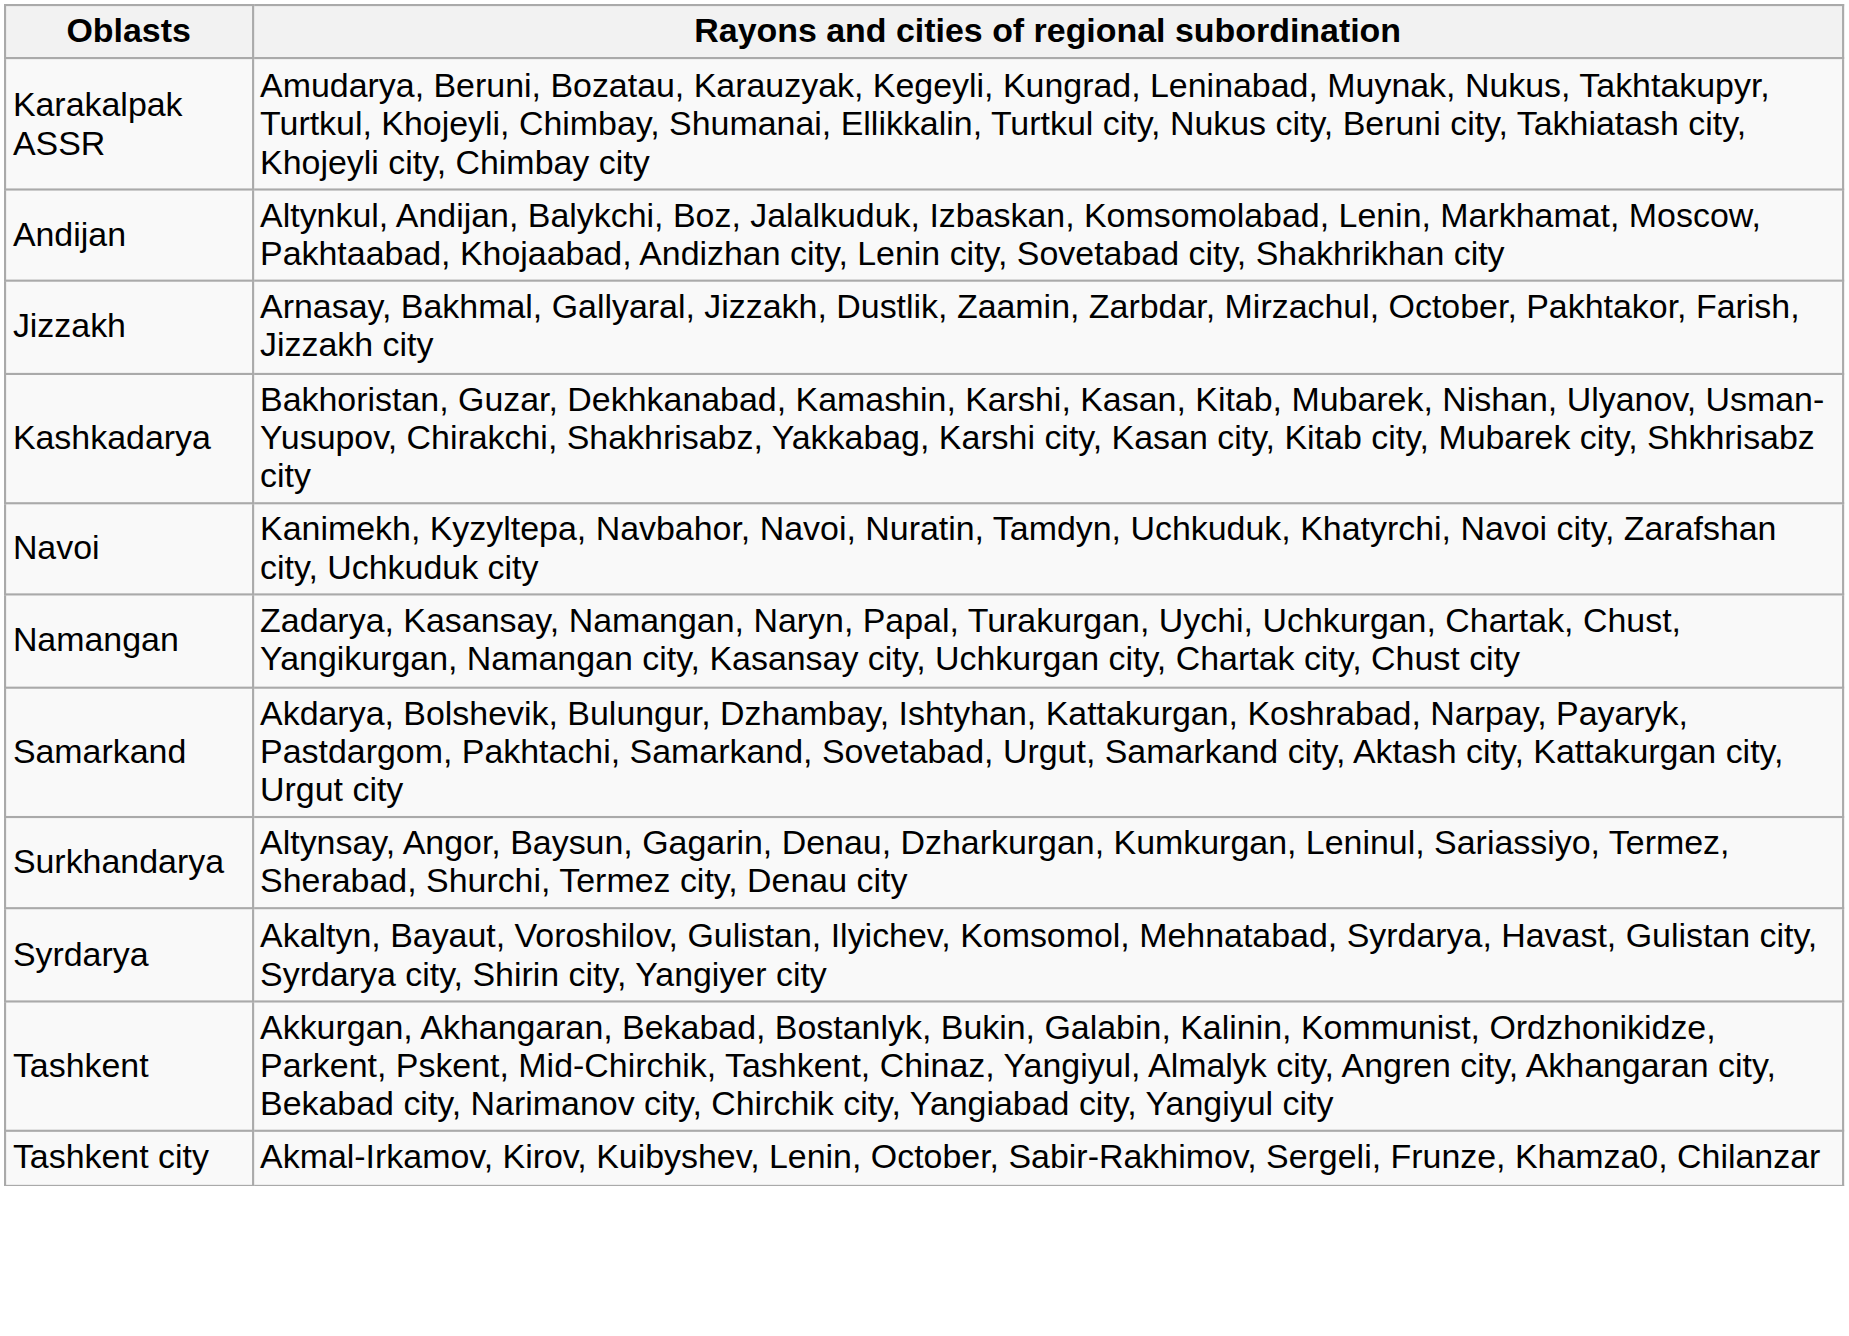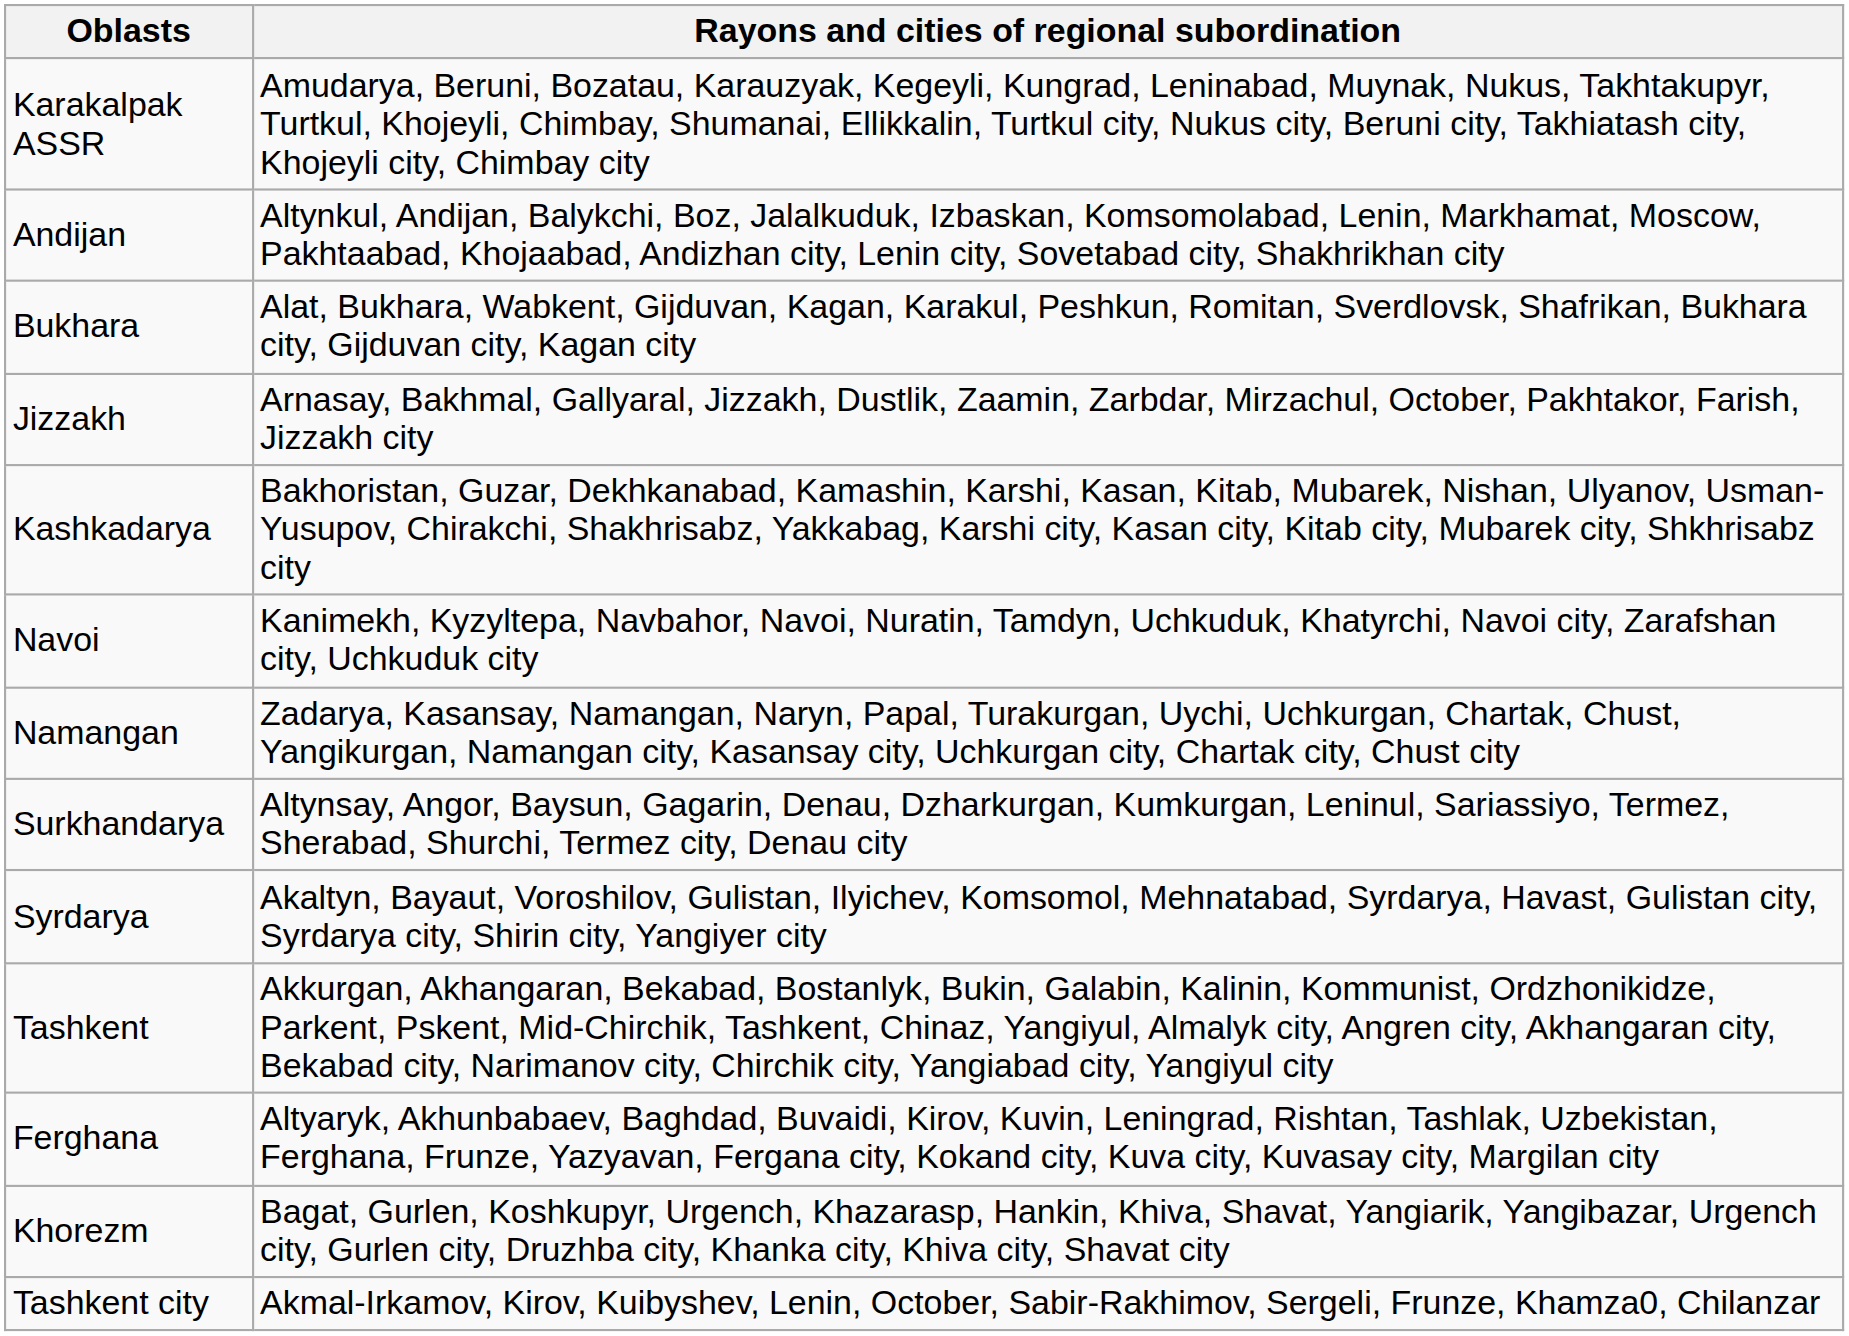+ row: (76, 326)
- row: (100, 751)
+ row: (85, 1138)
+ row: (81, 1230)
